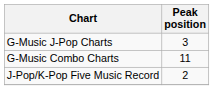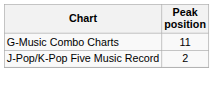- row: (60, 42)
